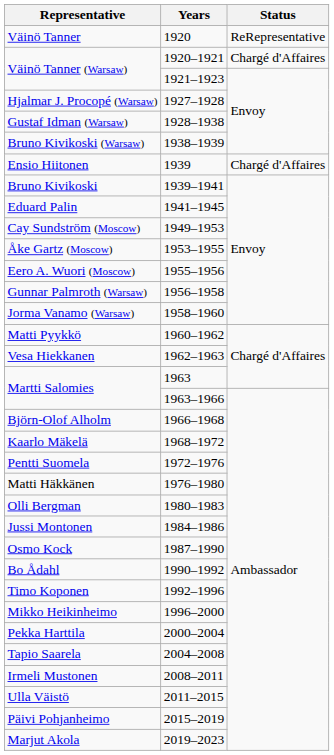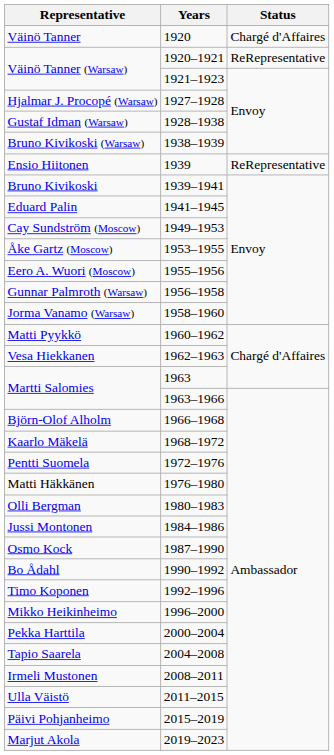(278, 36) ReRepresentative -> (278, 36) Chargé d'Affaires
(278, 57) Chargé d'Affaires -> (278, 57) ReRepresentative
(278, 164) Chargé d'Affaires -> (278, 164) ReRepresentative
